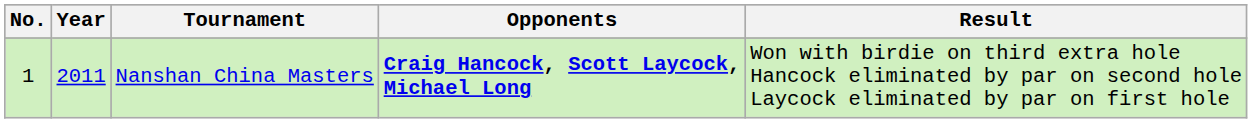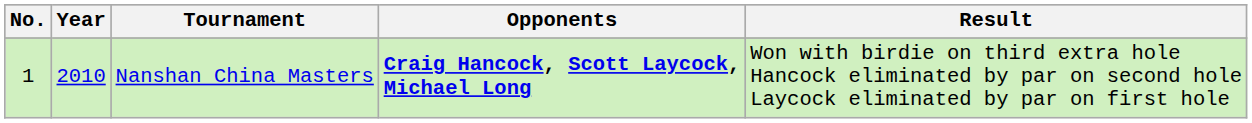(81, 78) 2011 -> (81, 78) 2010
